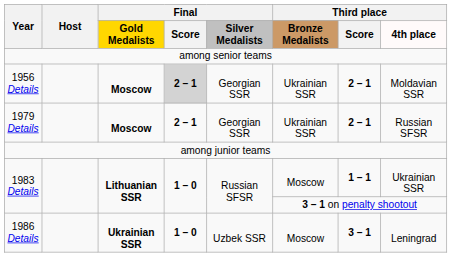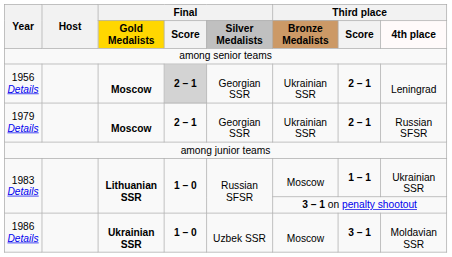(414, 90) Moldavian SSR -> (414, 90) Leningrad
(414, 239) Leningrad -> (414, 239) Moldavian SSR
